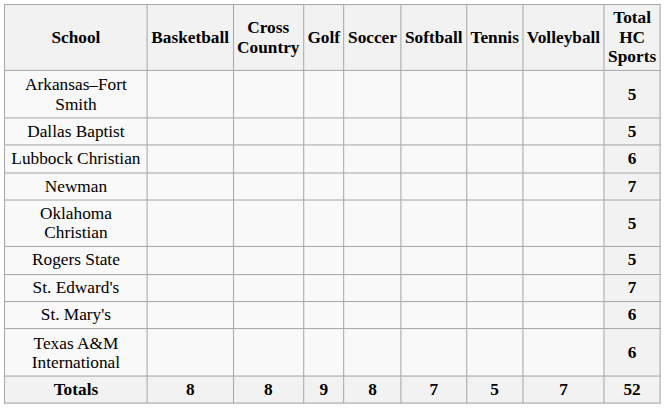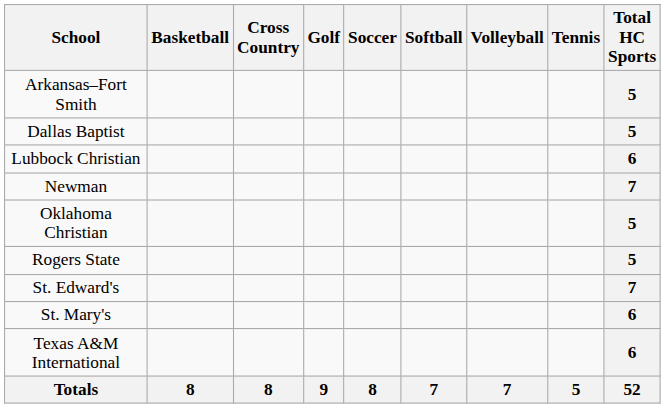columns swapped: (495, 37) <-> (563, 37)
